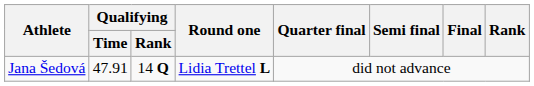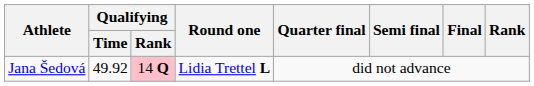(110, 69) 47.91 -> (110, 69) 49.92
(153, 69) no background -> (153, 69) pink background
